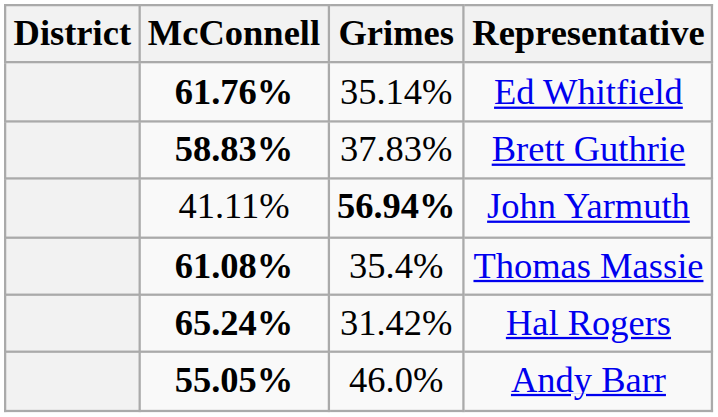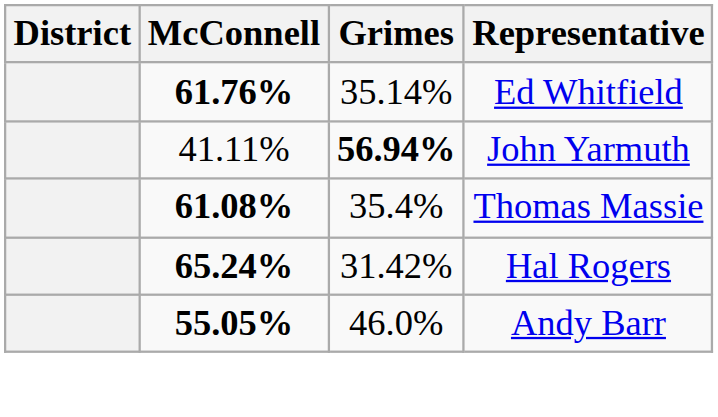- row: (588, 149)
